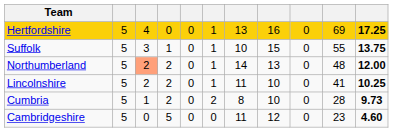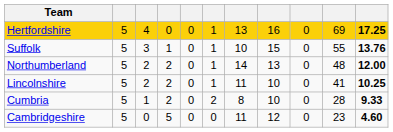(372, 48) 13.75 -> (372, 48) 13.76
(146, 65) lightsalmon background -> (146, 65) no background
(372, 100) 9.73 -> (372, 100) 9.33
